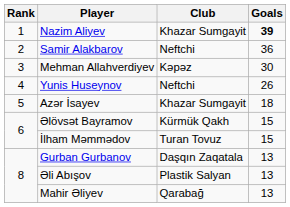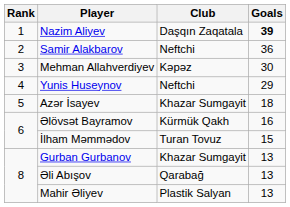(203, 31) Khazar Sumgayit -> (201, 31) Daşqın Zaqatala
(267, 85) 26 -> (267, 85) 29
(267, 121) 15 -> (267, 121) 16
(201, 157) Daşqın Zaqatala -> (203, 157) Khazar Sumgayit
(195, 175) Plastik Salyan -> (182, 175) Qarabağ
(182, 193) Qarabağ -> (195, 193) Plastik Salyan
